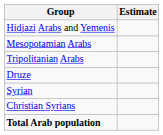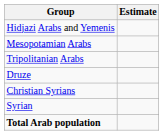rows swapped: (20, 91) <-> (41, 106)
